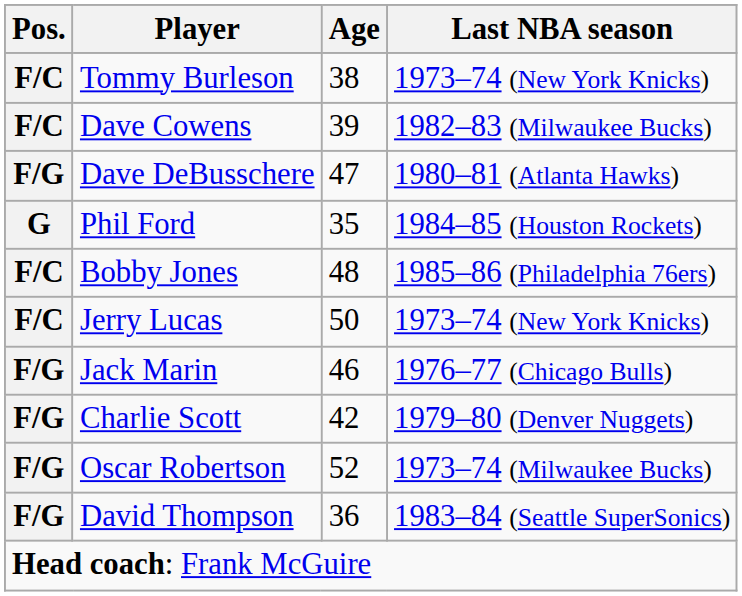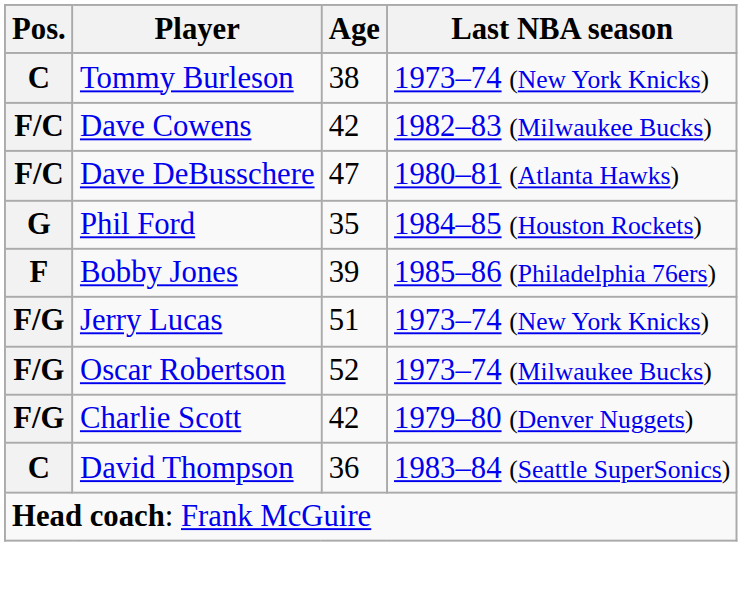(39, 77) F/C -> (39, 77) C
(344, 126) 39 -> (344, 126) 42
(39, 175) F/G -> (39, 175) F/C
(39, 272) F/C -> (39, 272) F
(344, 272) 48 -> (344, 272) 39
(39, 321) F/C -> (39, 321) F/G
(344, 321) 50 -> (344, 321) 51
- row: (149, 369)
rows swapped: (183, 467) <-> (161, 418)
(39, 516) F/G -> (39, 467) C
